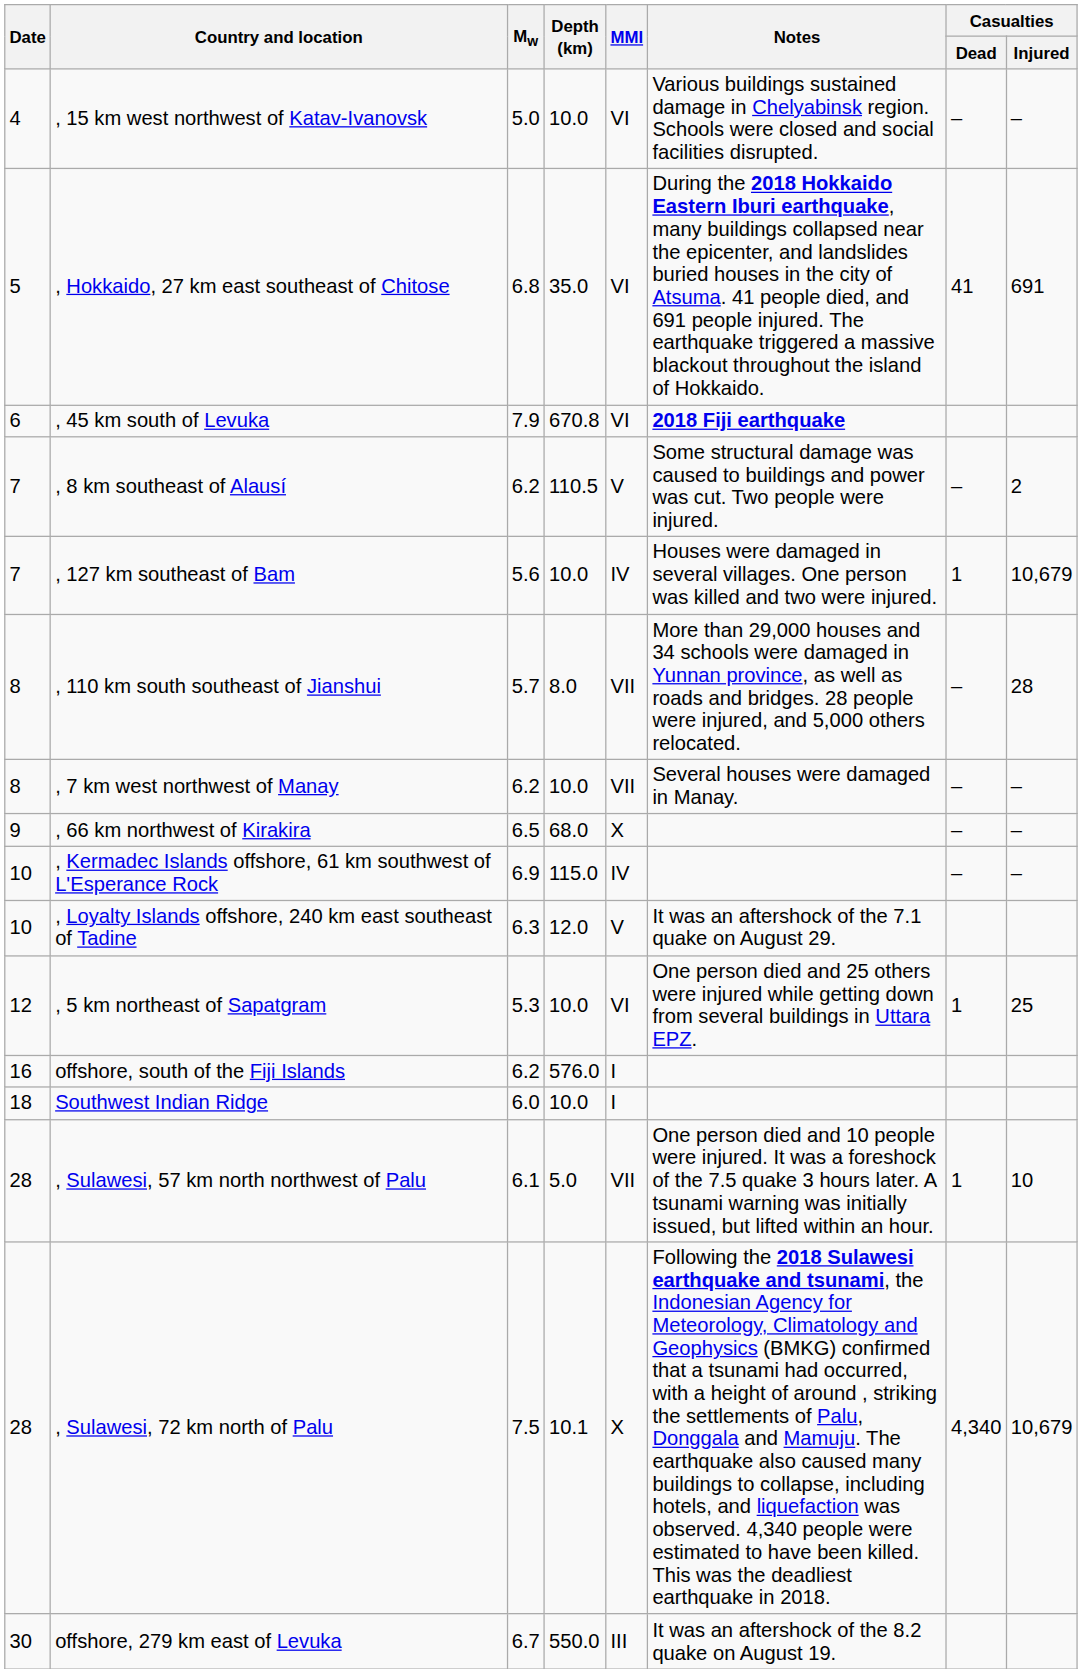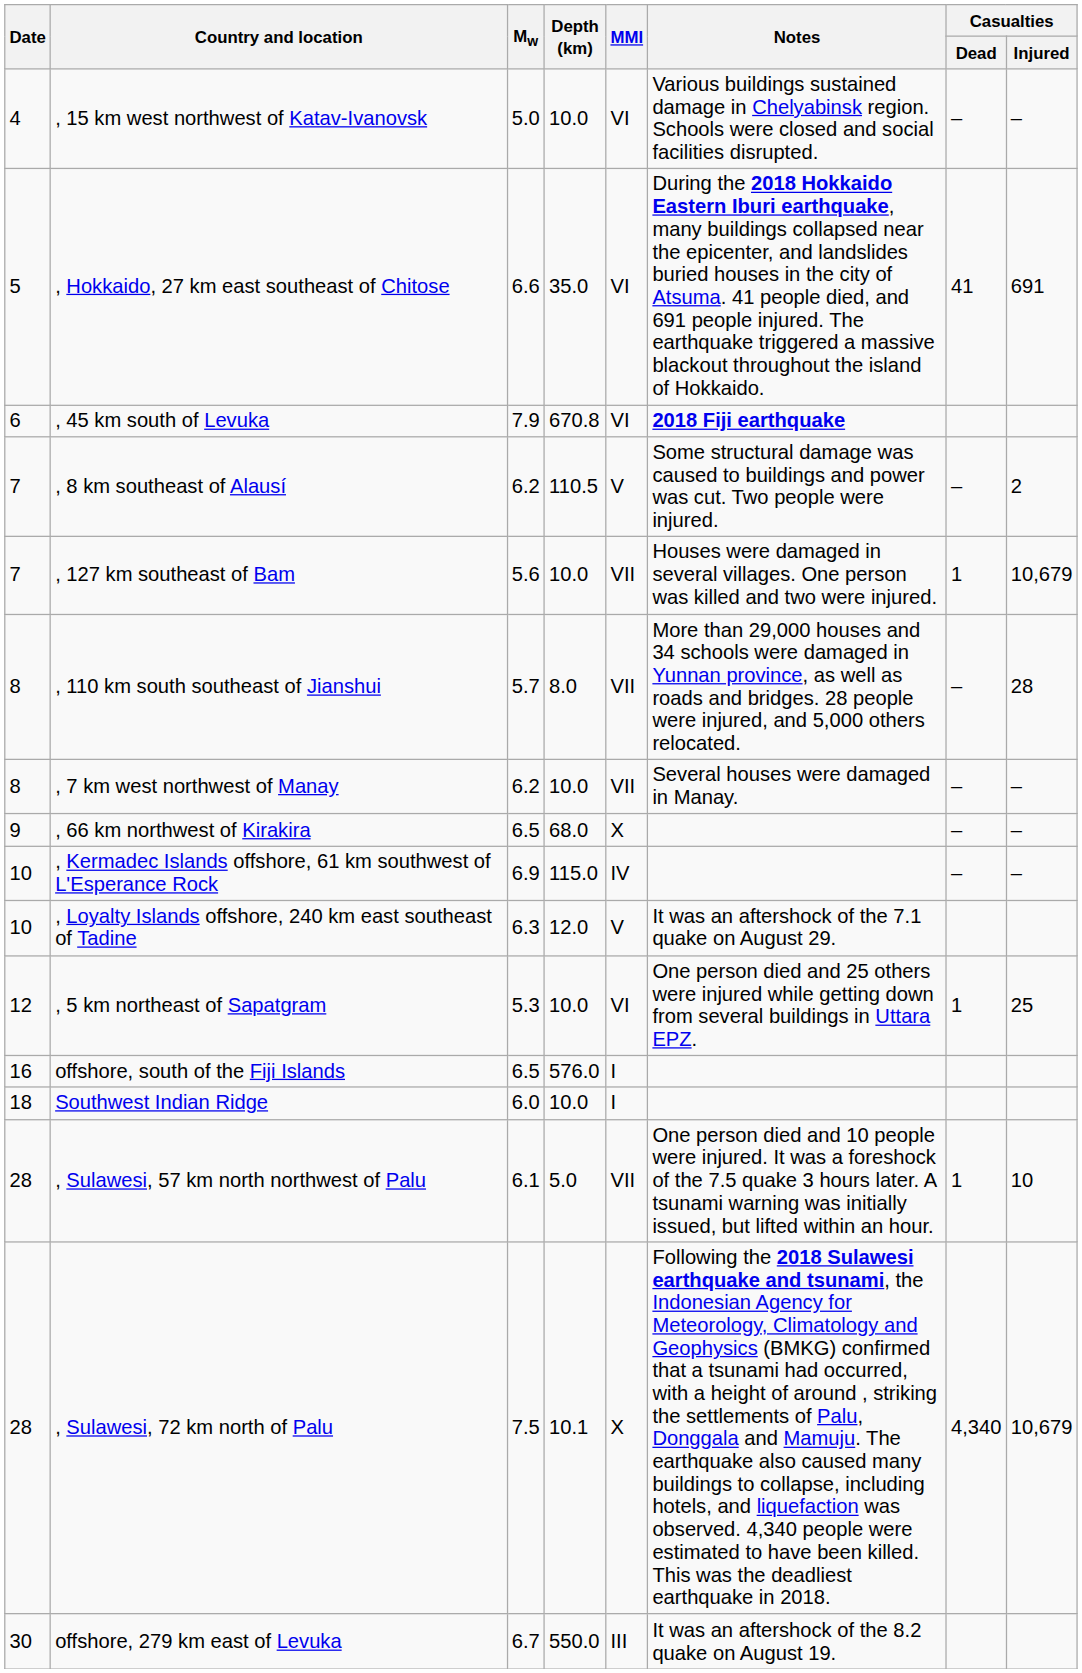(526, 286) 6.8 -> (526, 286) 6.6
(620, 575) IV -> (623, 575) VII
(526, 1071) 6.2 -> (526, 1071) 6.5
